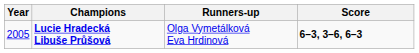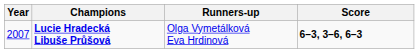(18, 34) 2005 -> (18, 34) 2007
